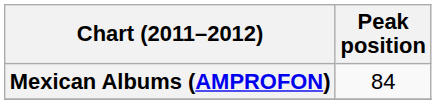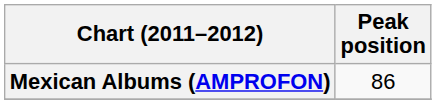(383, 81) 84 -> (383, 81) 86
